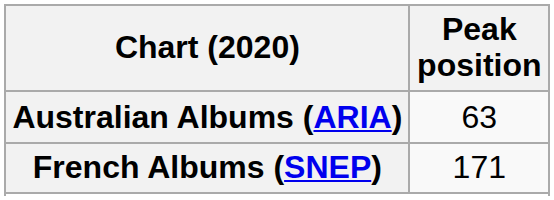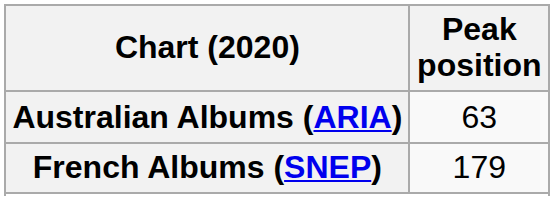(479, 167) 171 -> (479, 167) 179
